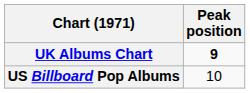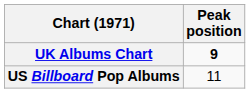(214, 76) 10 -> (214, 76) 11
